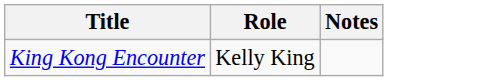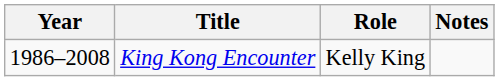+ column: (60, 22)
